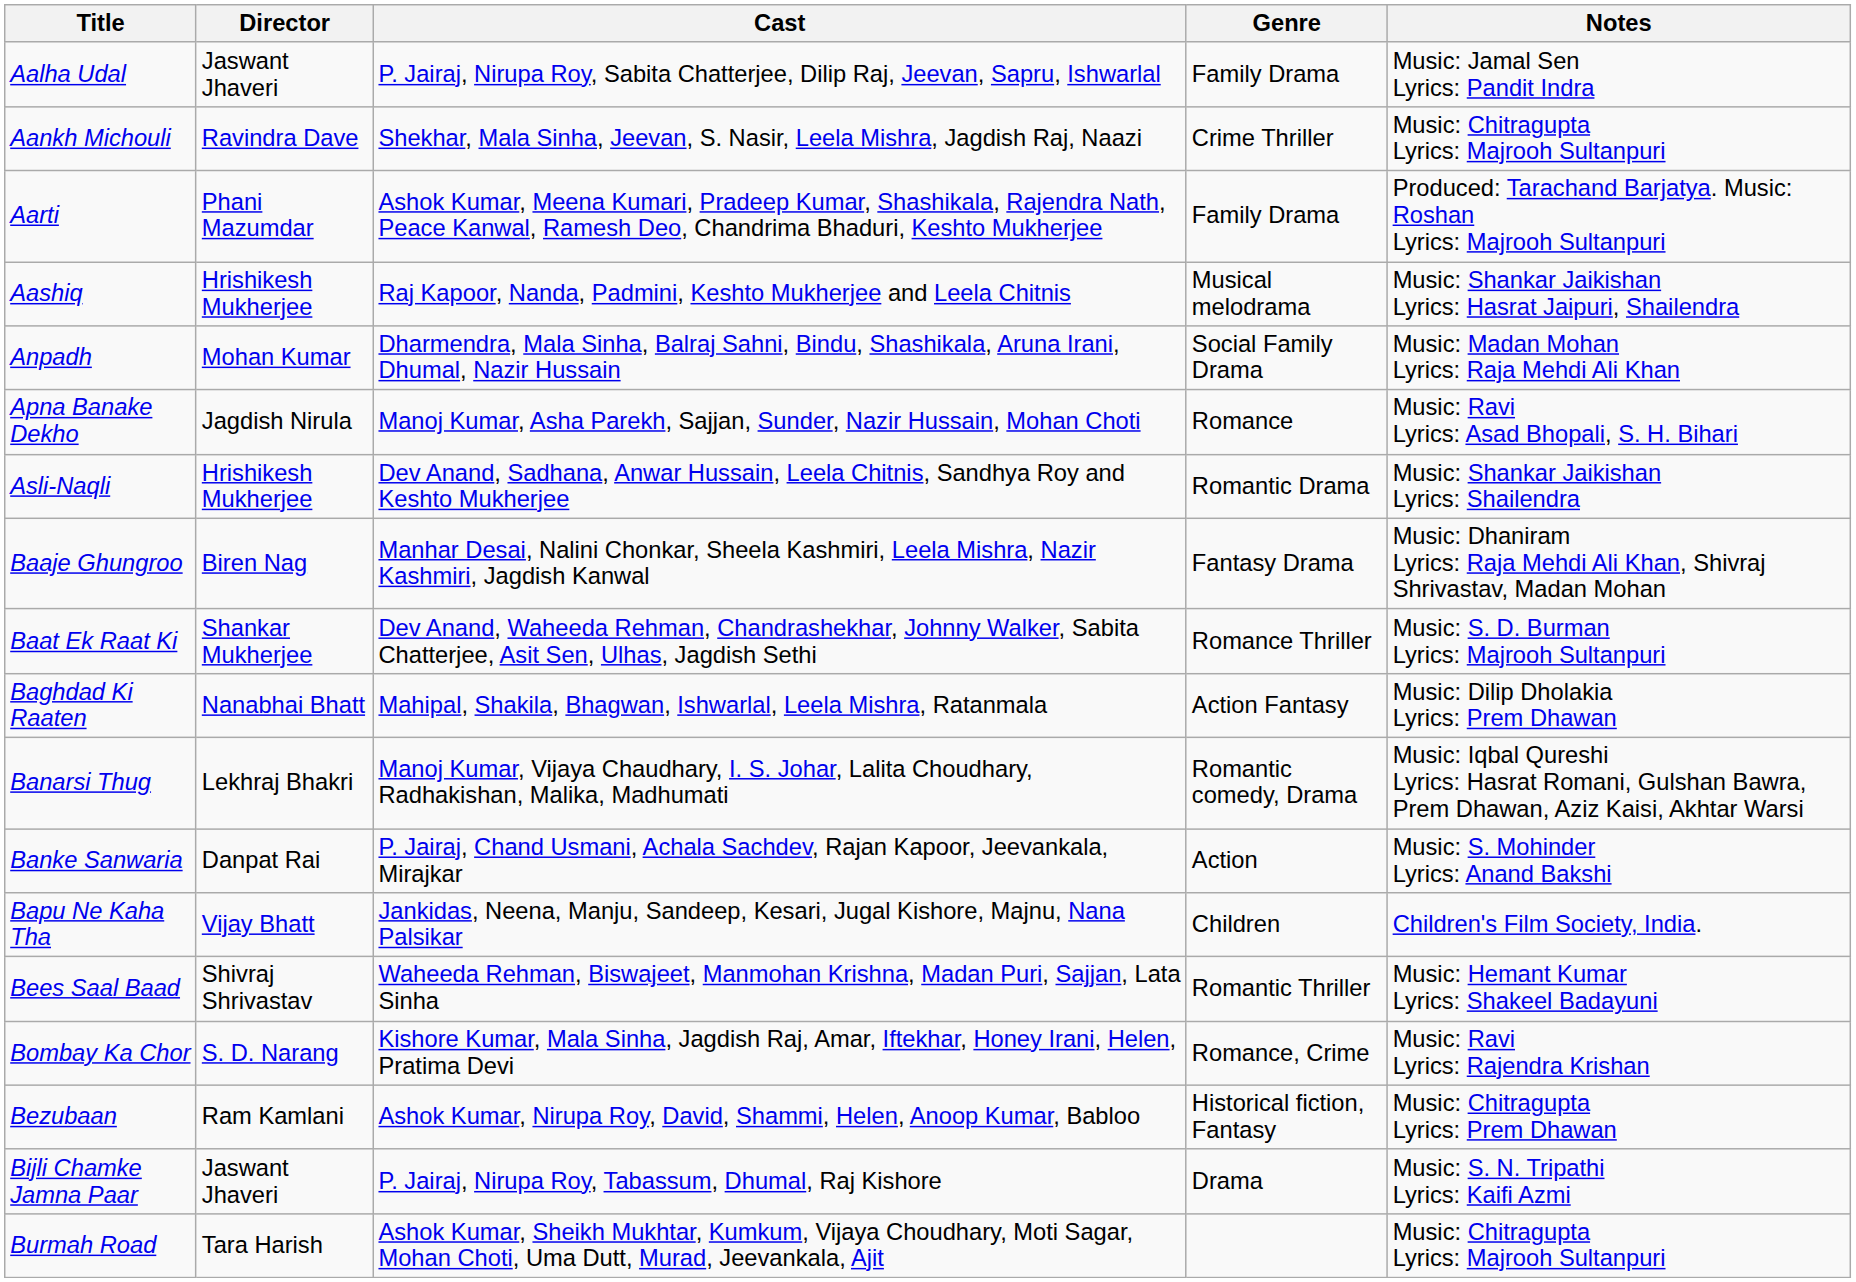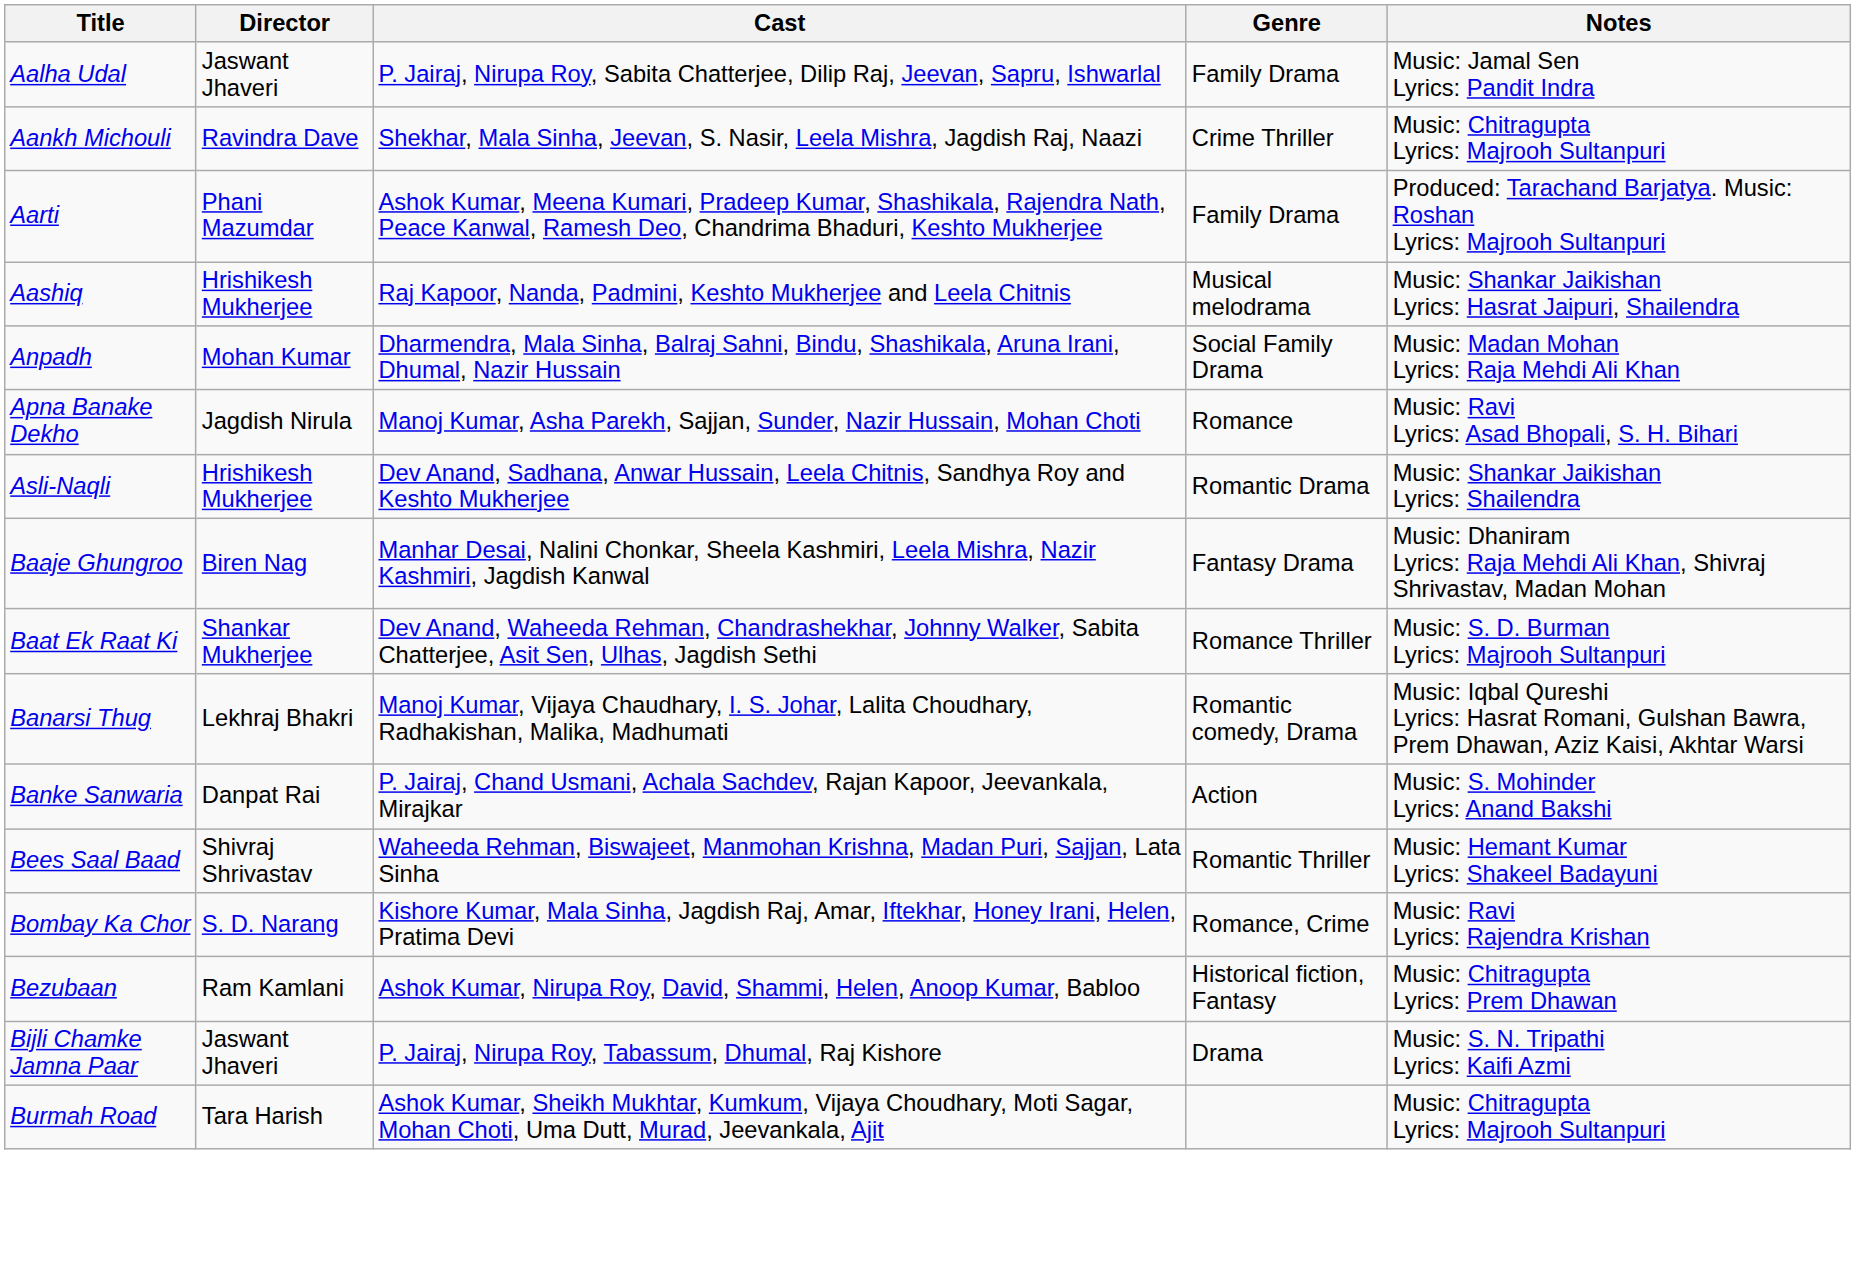- row: (71, 705)
- row: (87, 924)
